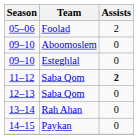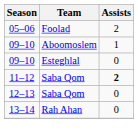(116, 45) 0 -> (116, 45) 1
- row: (22, 126)
